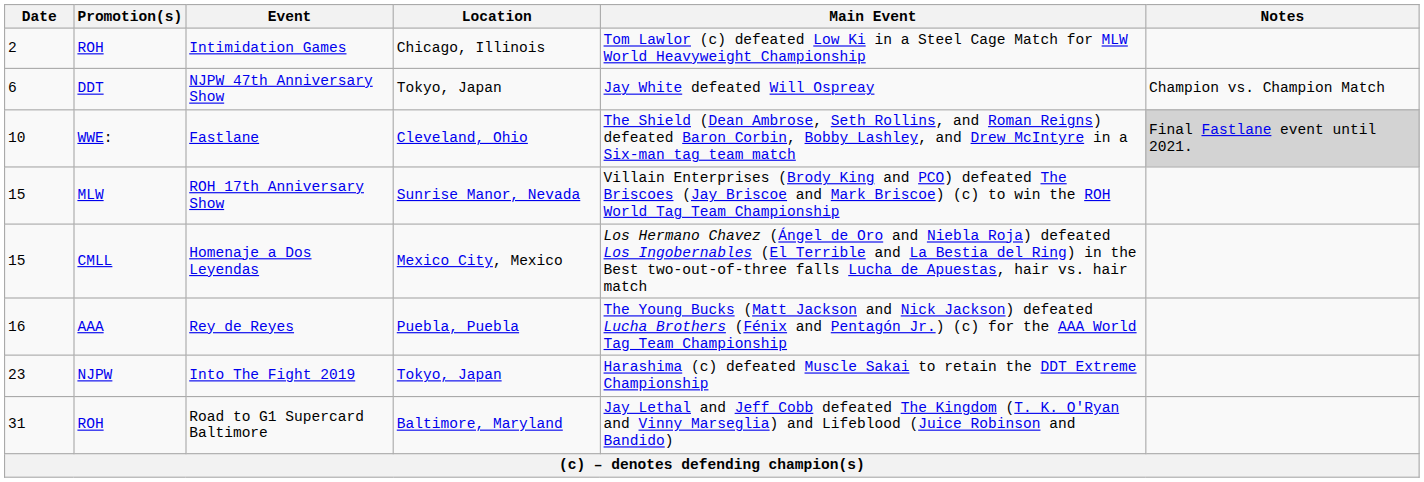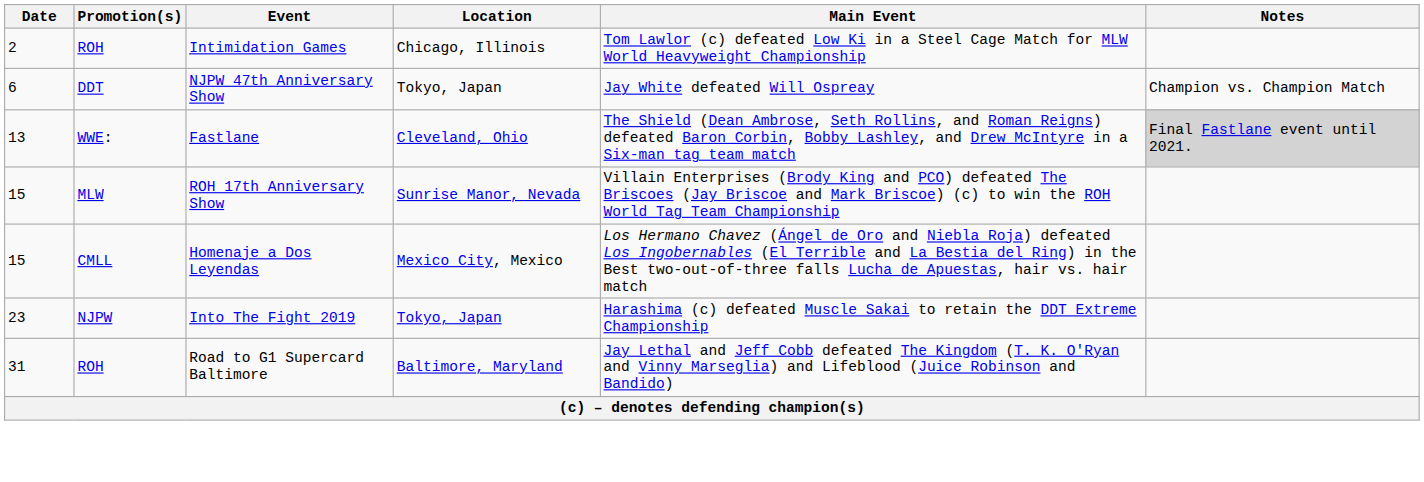(17, 138) 10 -> (17, 138) 13
- row: (242, 327)
